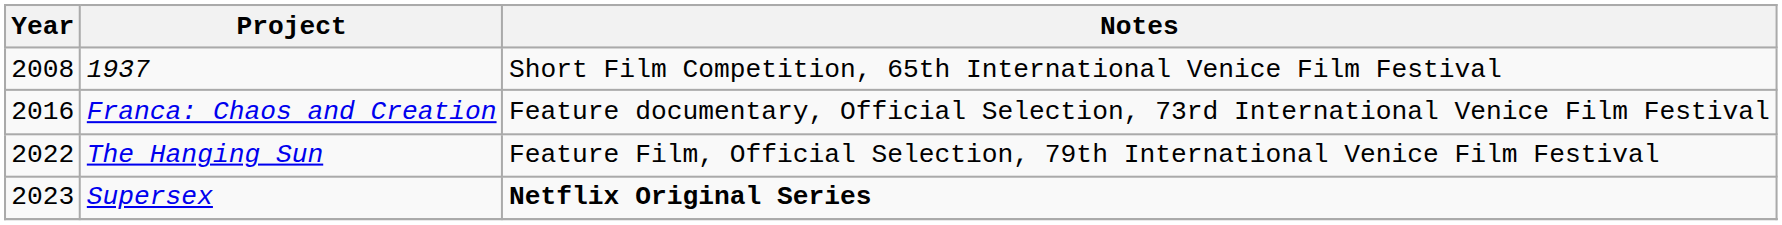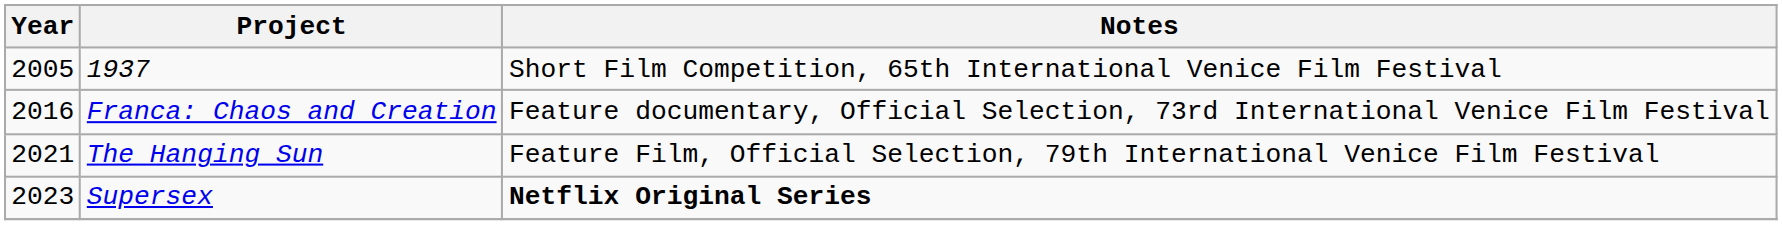(43, 69) 2008 -> (43, 69) 2005
(43, 155) 2022 -> (43, 155) 2021
